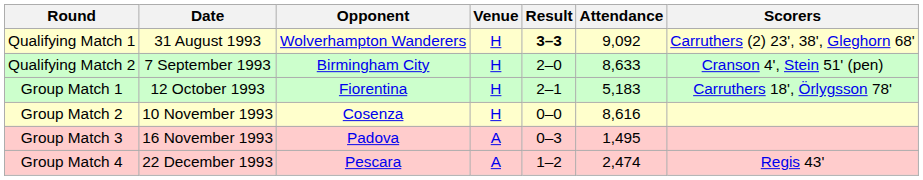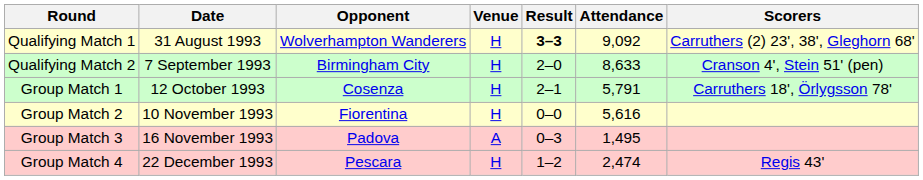(373, 89) Fiorentina -> (373, 89) Cosenza
(621, 89) 5,183 -> (621, 89) 5,791
(373, 114) Cosenza -> (373, 114) Fiorentina
(621, 114) 8,616 -> (621, 114) 5,616
(496, 162) A -> (496, 162) H
